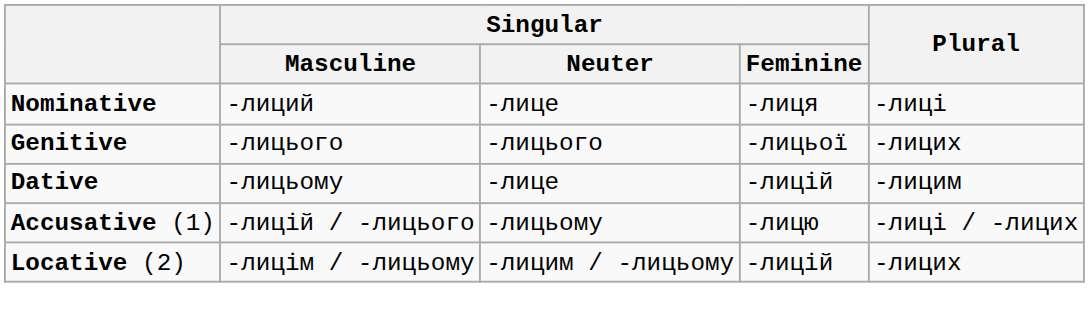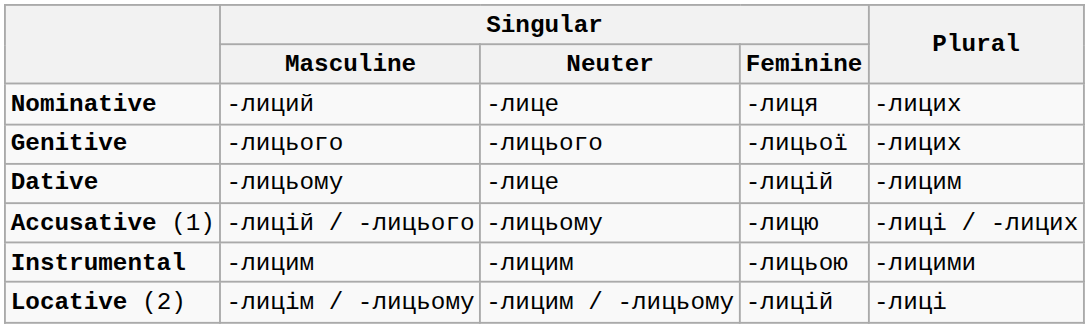(910, 104) -лиці -> (918, 104) -лицих
+ row: (98, 262)
(918, 262) -лицих -> (910, 302) -лиці
